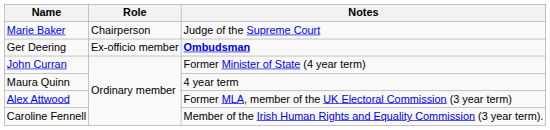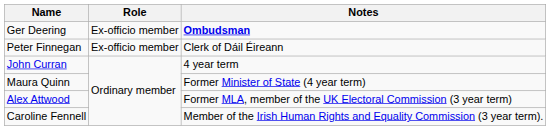- row: (36, 30)
+ row: (44, 47)
(275, 64) Former Minister of State (4 year term) -> (211, 64) 4 year term
(211, 82) 4 year term -> (275, 82) Former Minister of State (4 year term)
